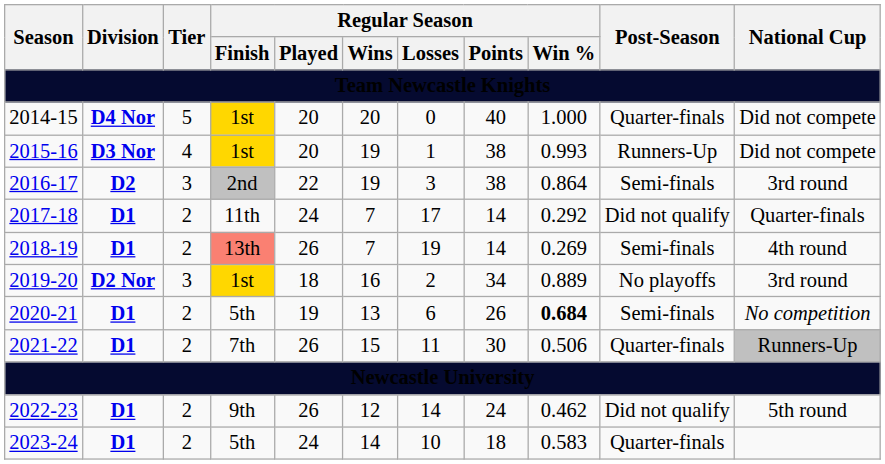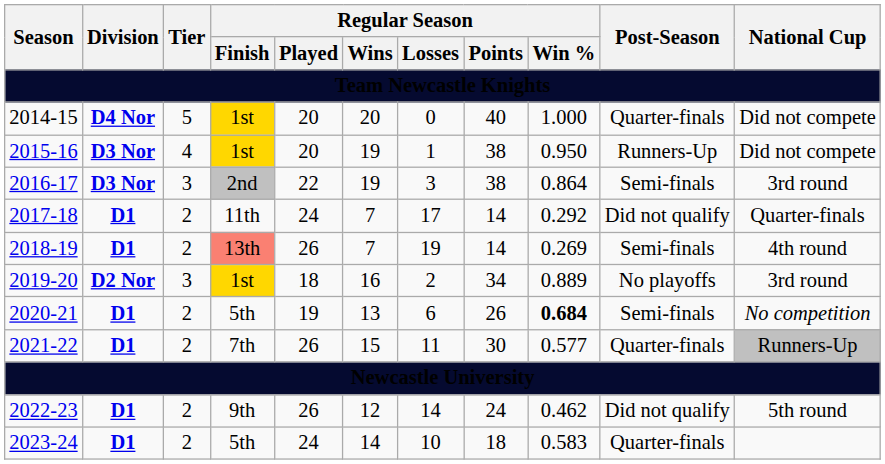(564, 150) 0.993 -> (564, 150) 0.950
(123, 183) D2 -> (123, 183) D3 Nor
(564, 345) 0.506 -> (564, 345) 0.577
